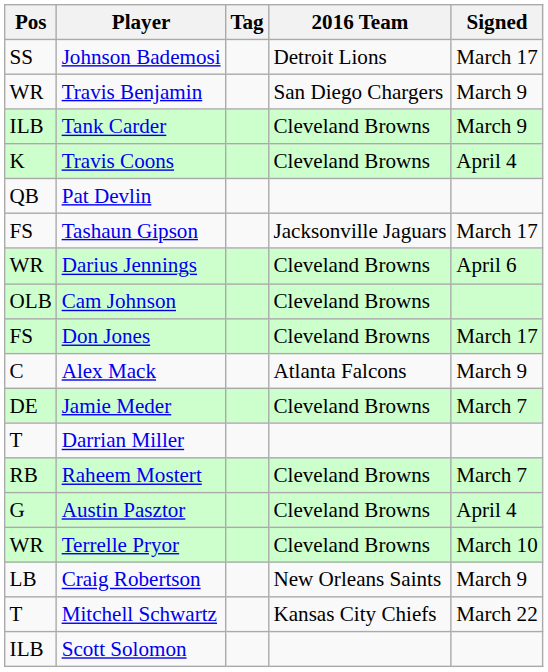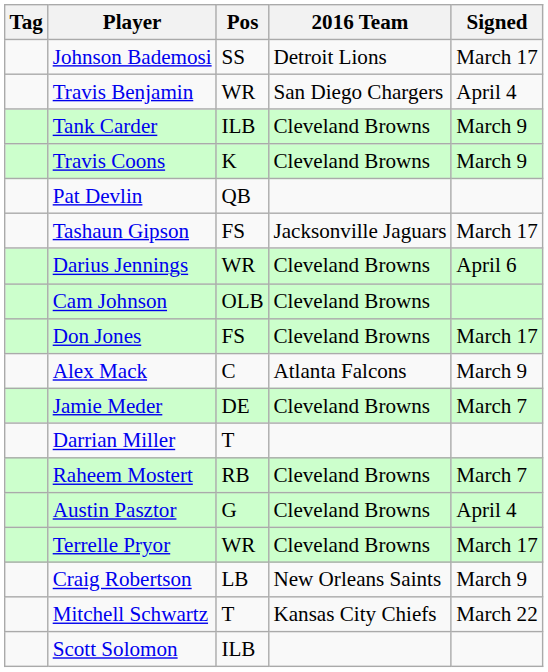columns swapped: (31, 22) <-> (247, 22)
(492, 91) March 9 -> (486, 91) April 4
(486, 161) April 4 -> (492, 161) March 9
(497, 544) March 10 -> (497, 544) March 17
